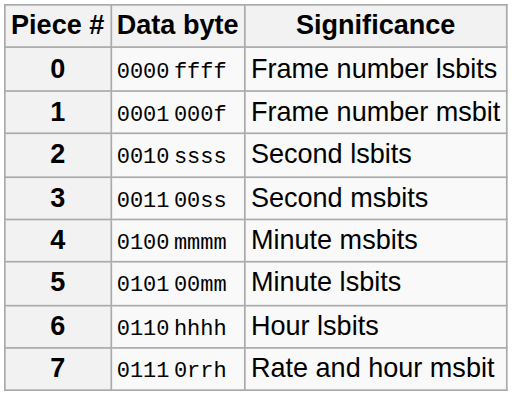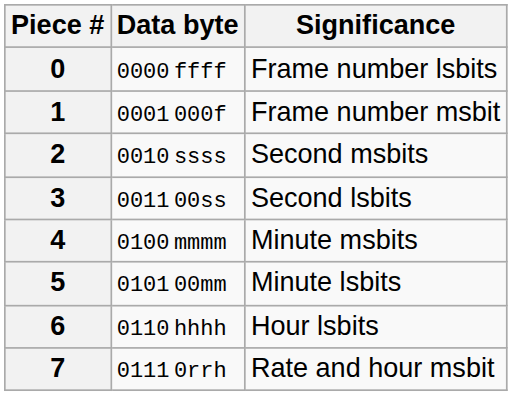(331, 154) Second lsbits -> (340, 154) Second msbits
(340, 197) Second msbits -> (331, 197) Second lsbits
